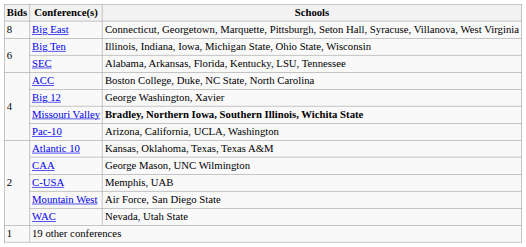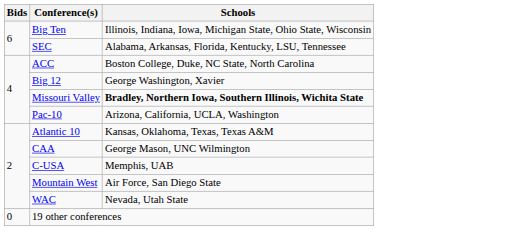- row: (50, 30)
(9, 234) 1 -> (9, 217) 0
